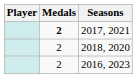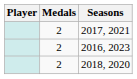(59, 30) bold -> (59, 30) normal
rows swapped: (105, 47) <-> (105, 64)
